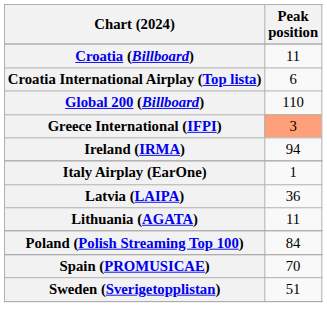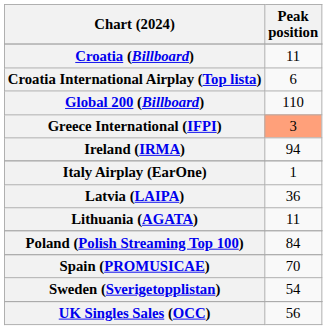(293, 289) 51 -> (293, 289) 54
+ row: (135, 312)
